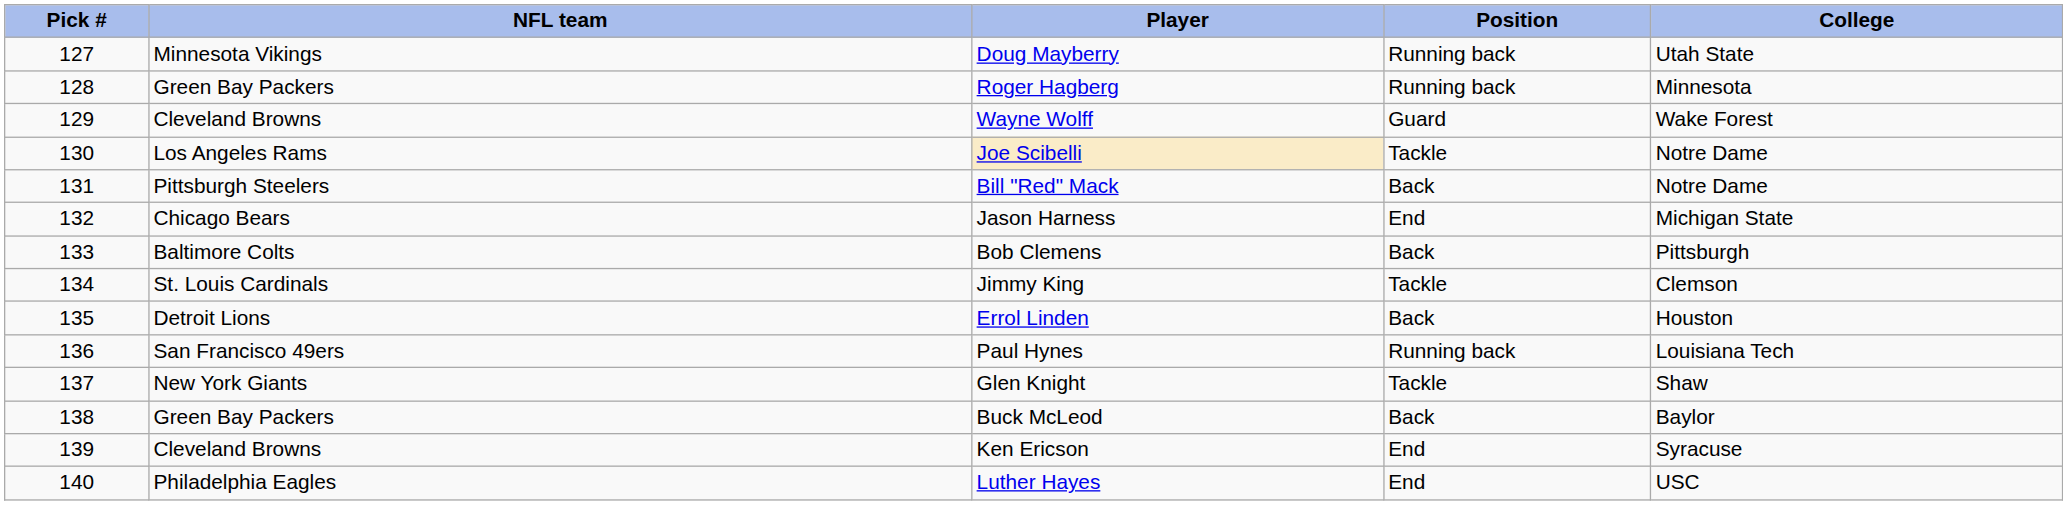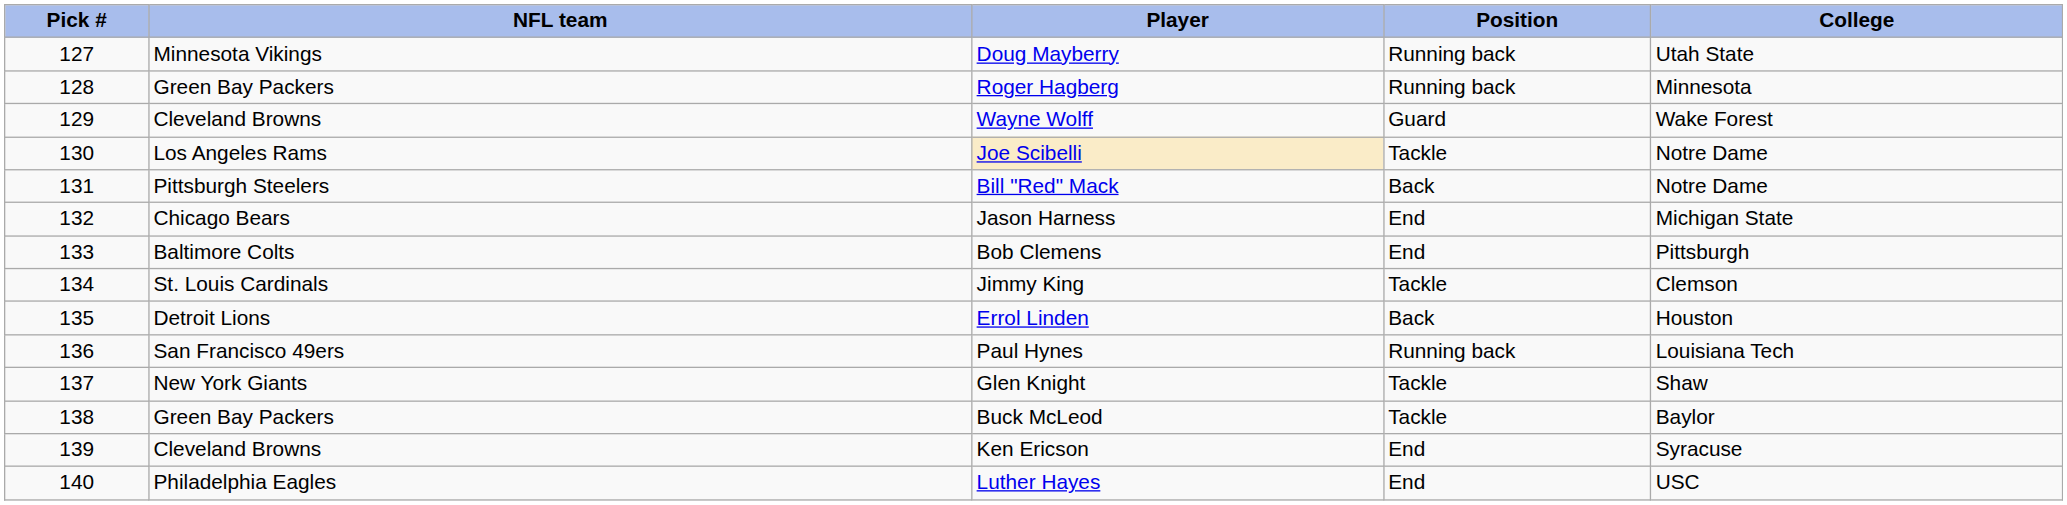(1411, 251) Back -> (1407, 251) End
(1411, 416) Back -> (1418, 416) Tackle
